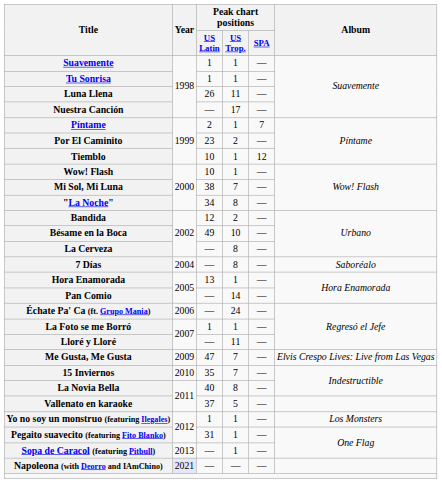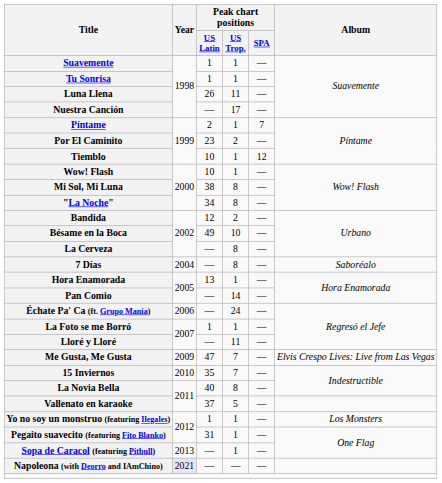(236, 187) 7 -> (236, 187) 8
